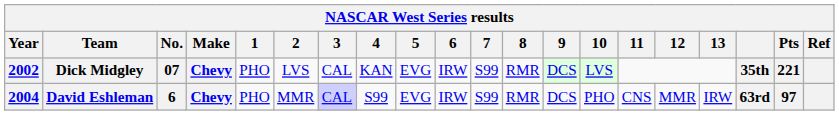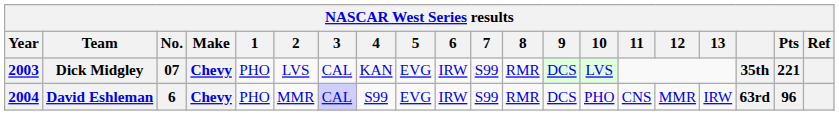(24, 70) 2002 -> (24, 70) 2003
(789, 96) 97 -> (789, 96) 96
